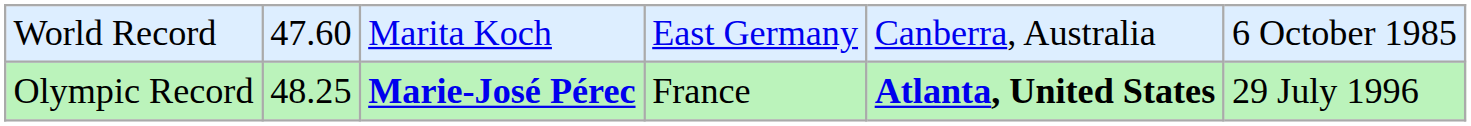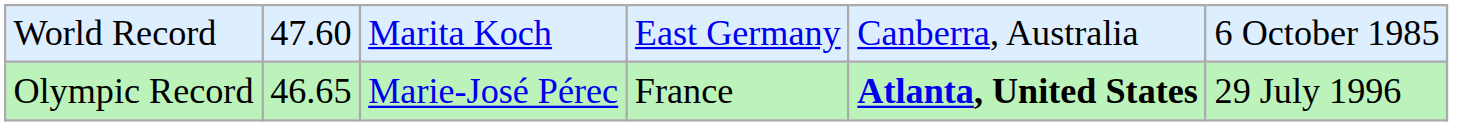(311, 90) 48.25 -> (311, 90) 46.65
(502, 90) bold -> (493, 90) normal
